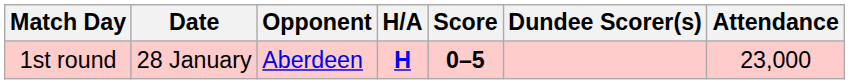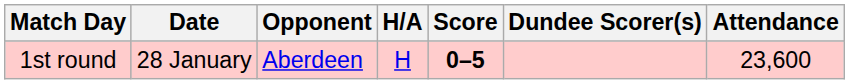(403, 59) bold -> (403, 59) normal
(776, 59) 23,000 -> (776, 59) 23,600
